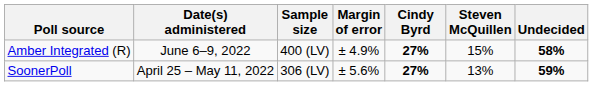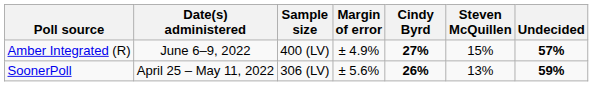(551, 50) 58% -> (551, 50) 57%
(416, 71) 27% -> (416, 71) 26%
